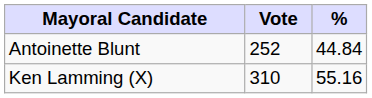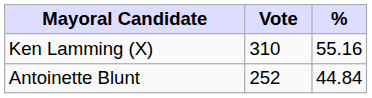rows swapped: (81, 78) <-> (74, 48)
